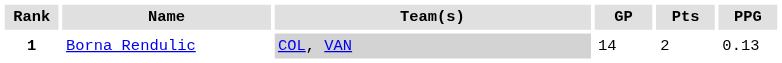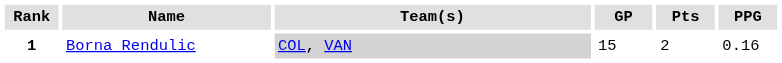(607, 46) 14 -> (607, 46) 15
(741, 46) 0.13 -> (741, 46) 0.16
